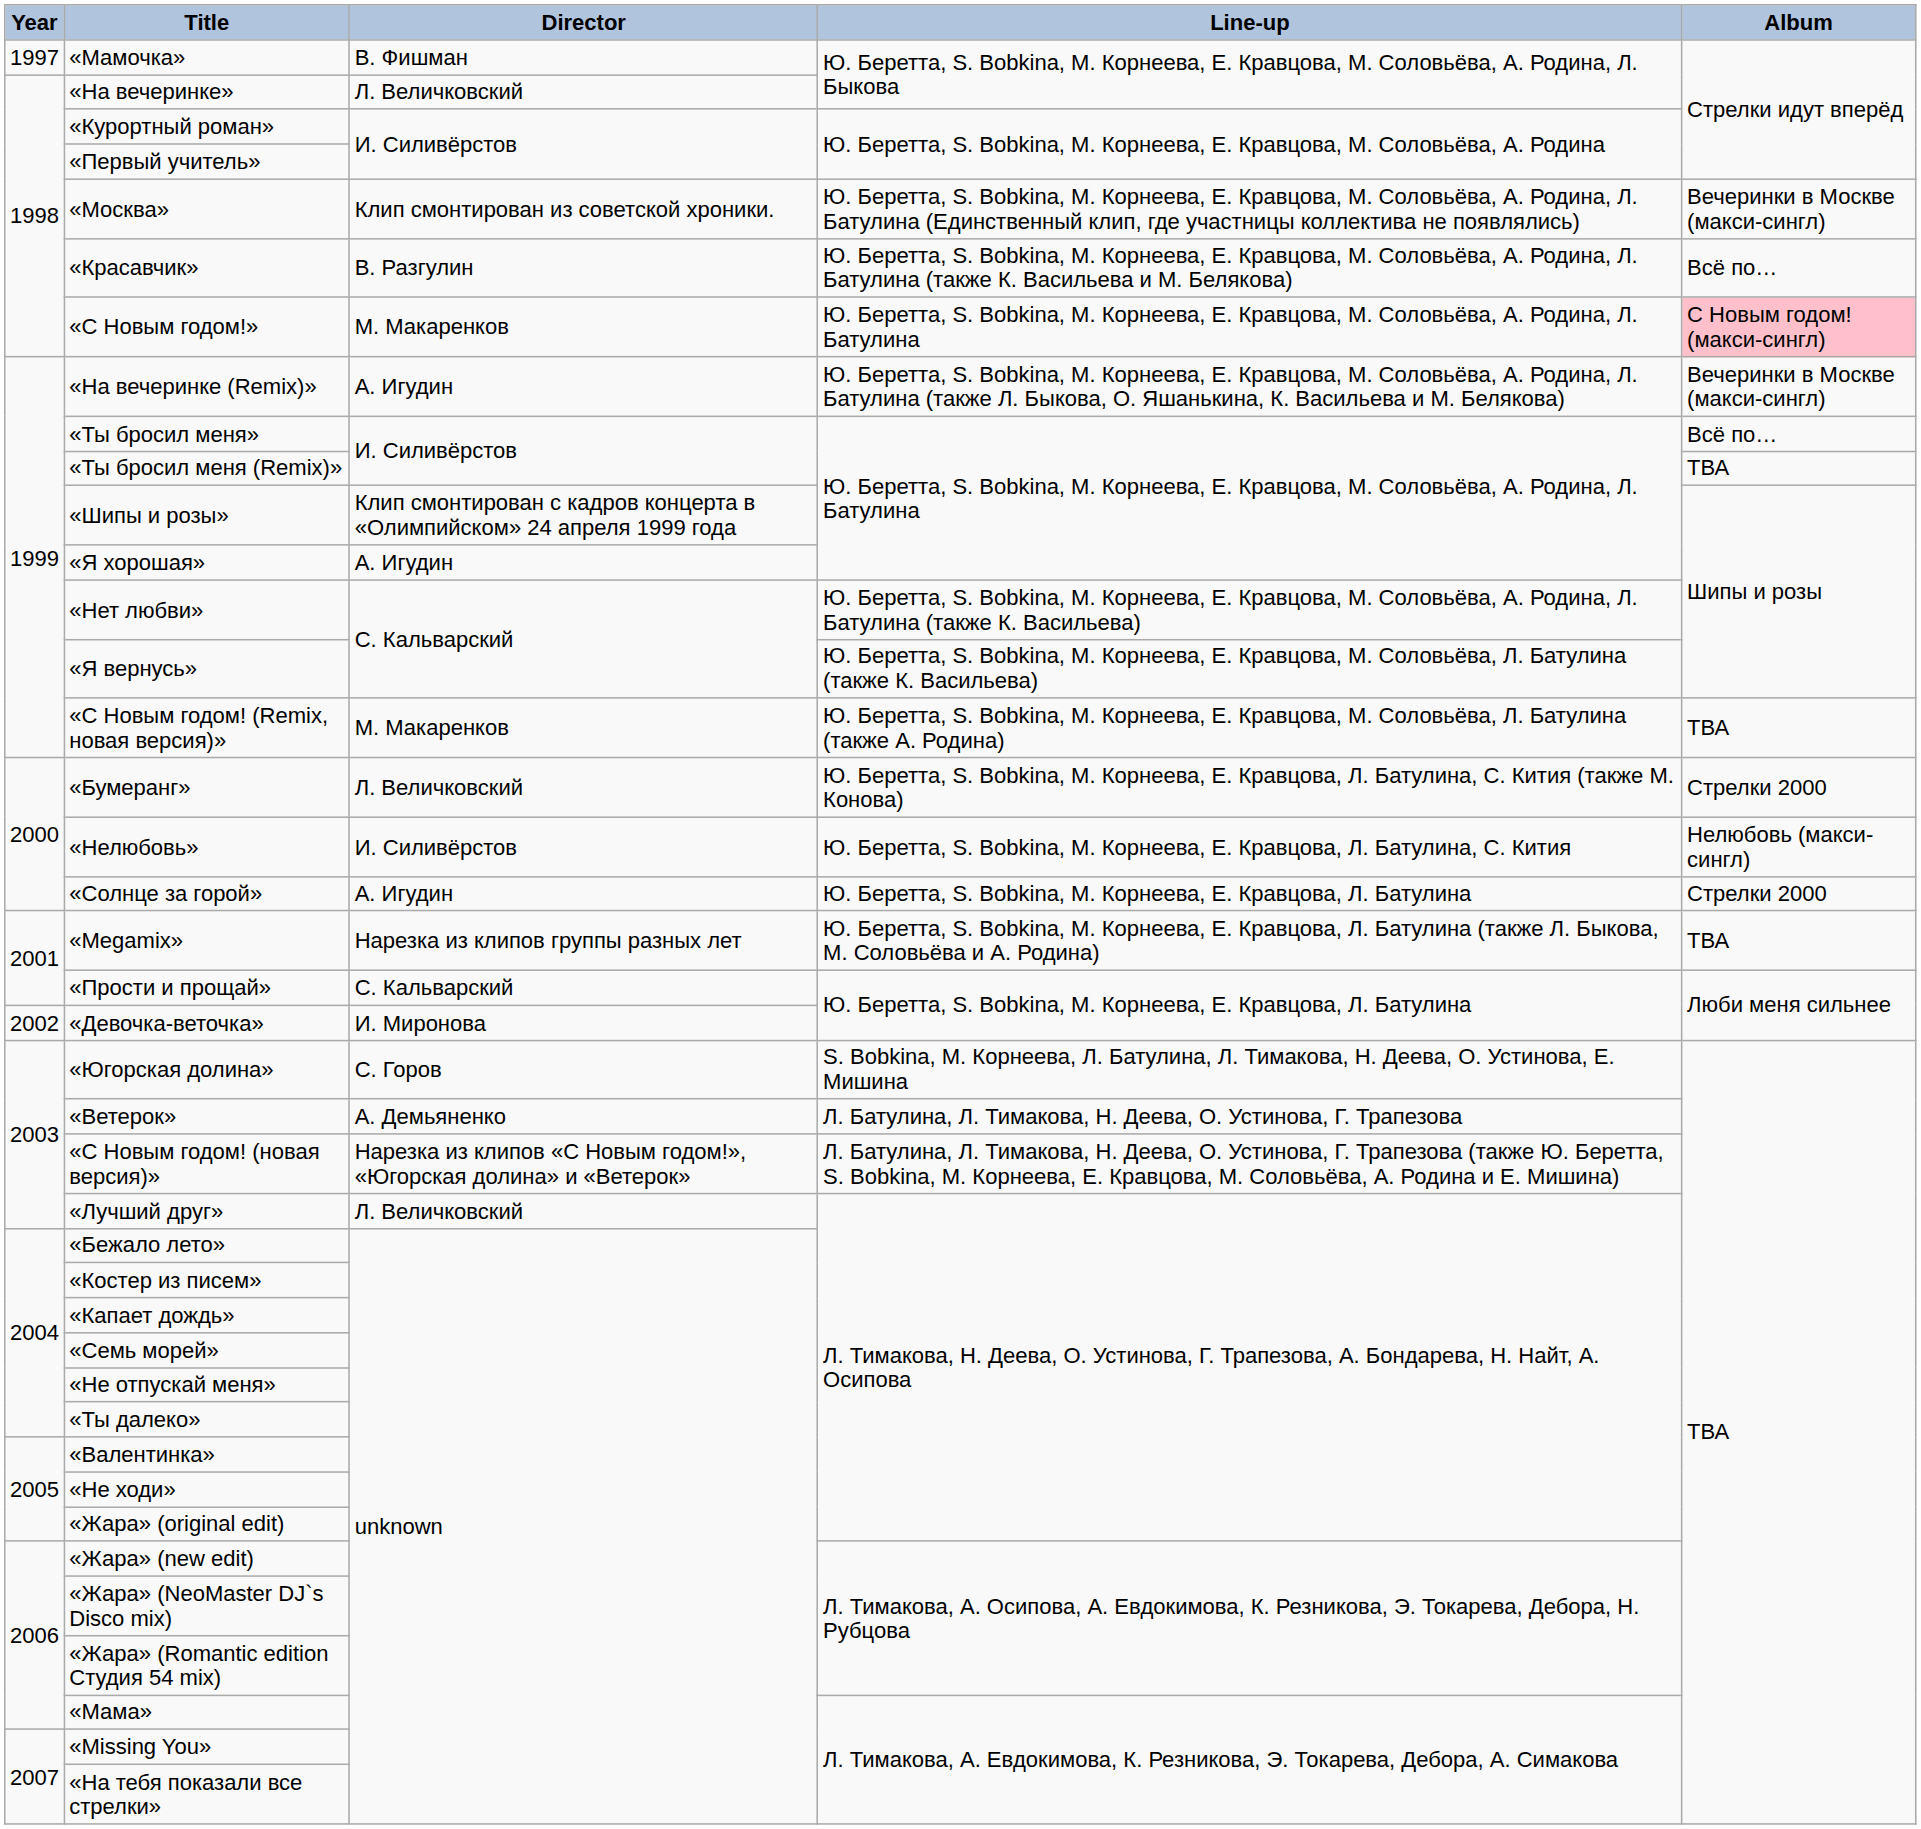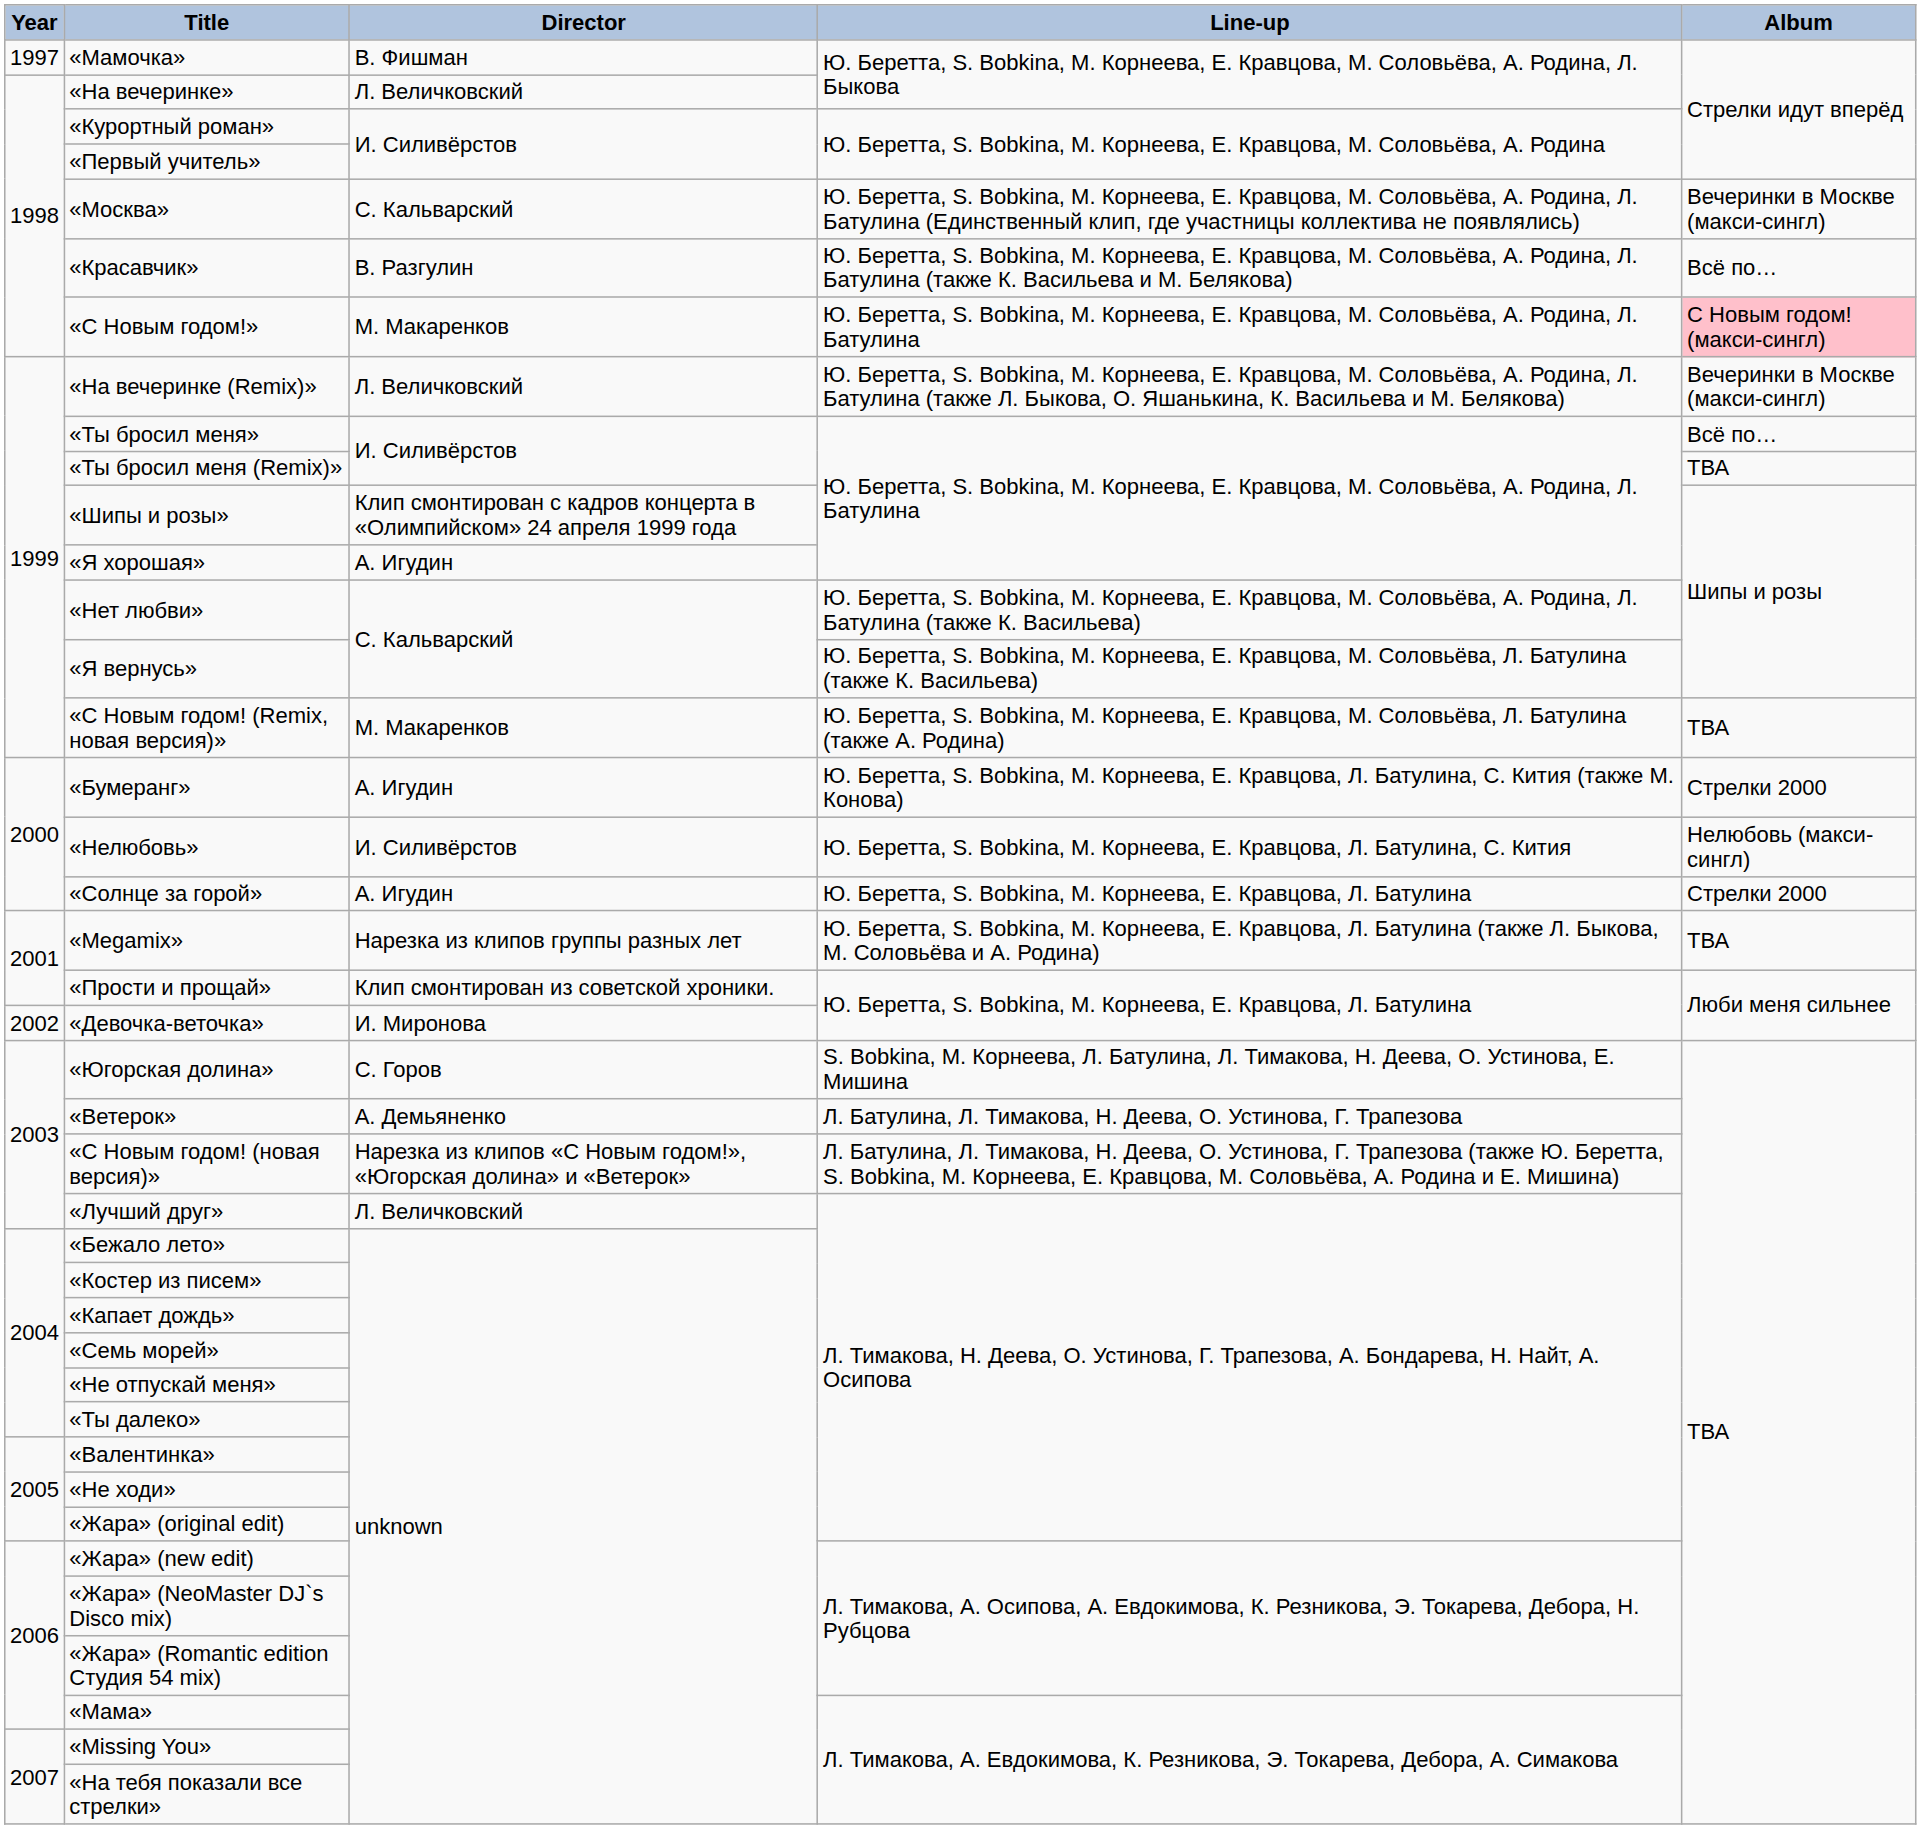(565, 209) Клип смонтирован из советской хроники. -> (434, 209) С. Кальварский
(404, 387) А. Игудин -> (439, 387) Л. Величковский
(439, 788) Л. Величковский -> (404, 788) А. Игудин
(434, 988) С. Кальварский -> (565, 988) Клип смонтирован из советской хроники.
